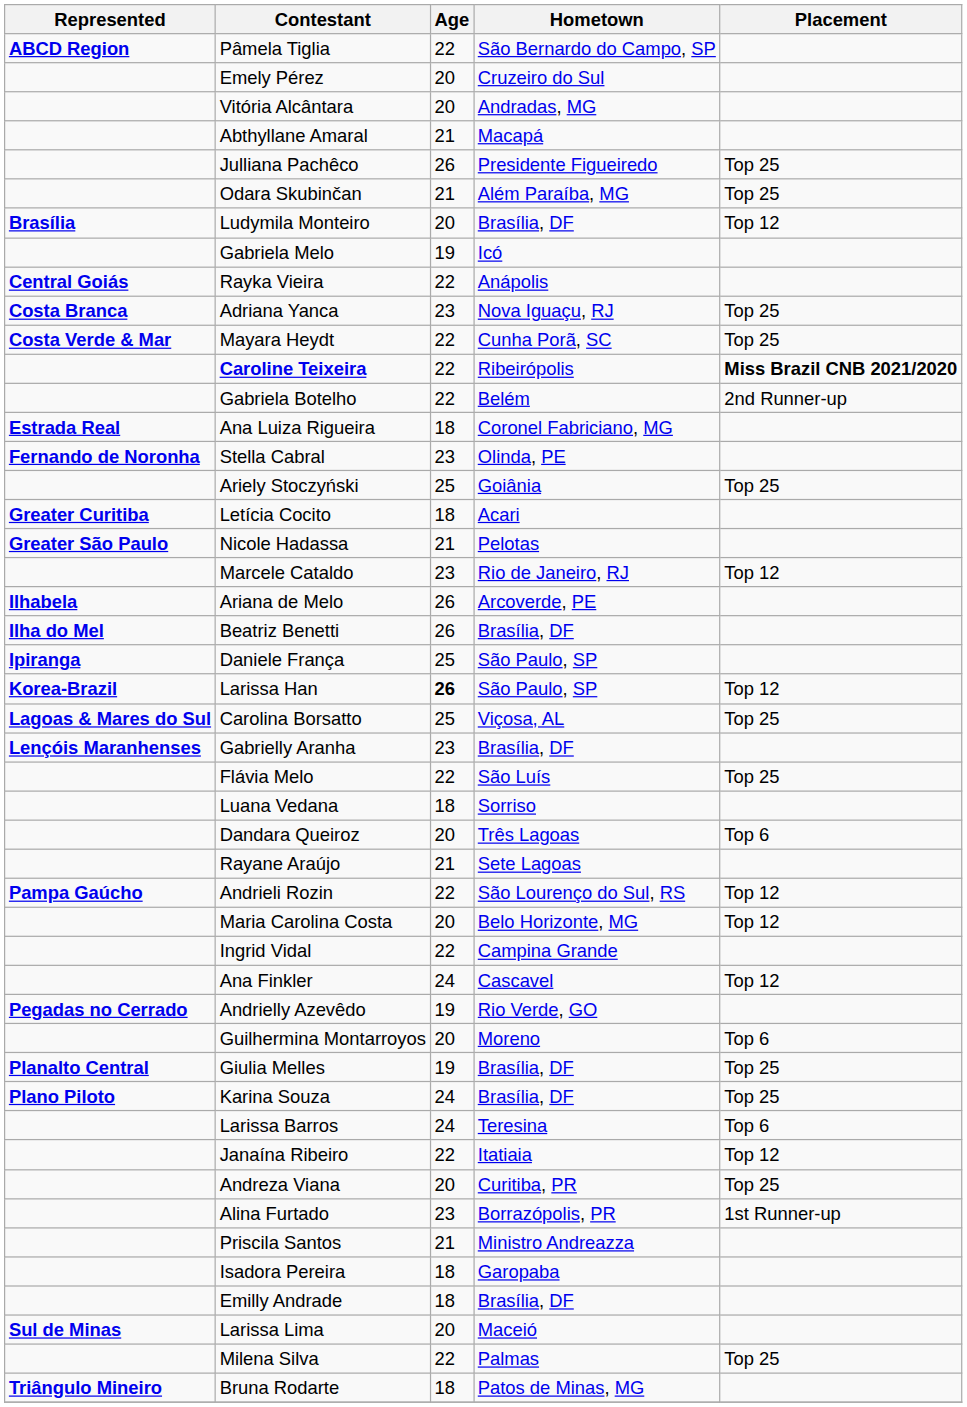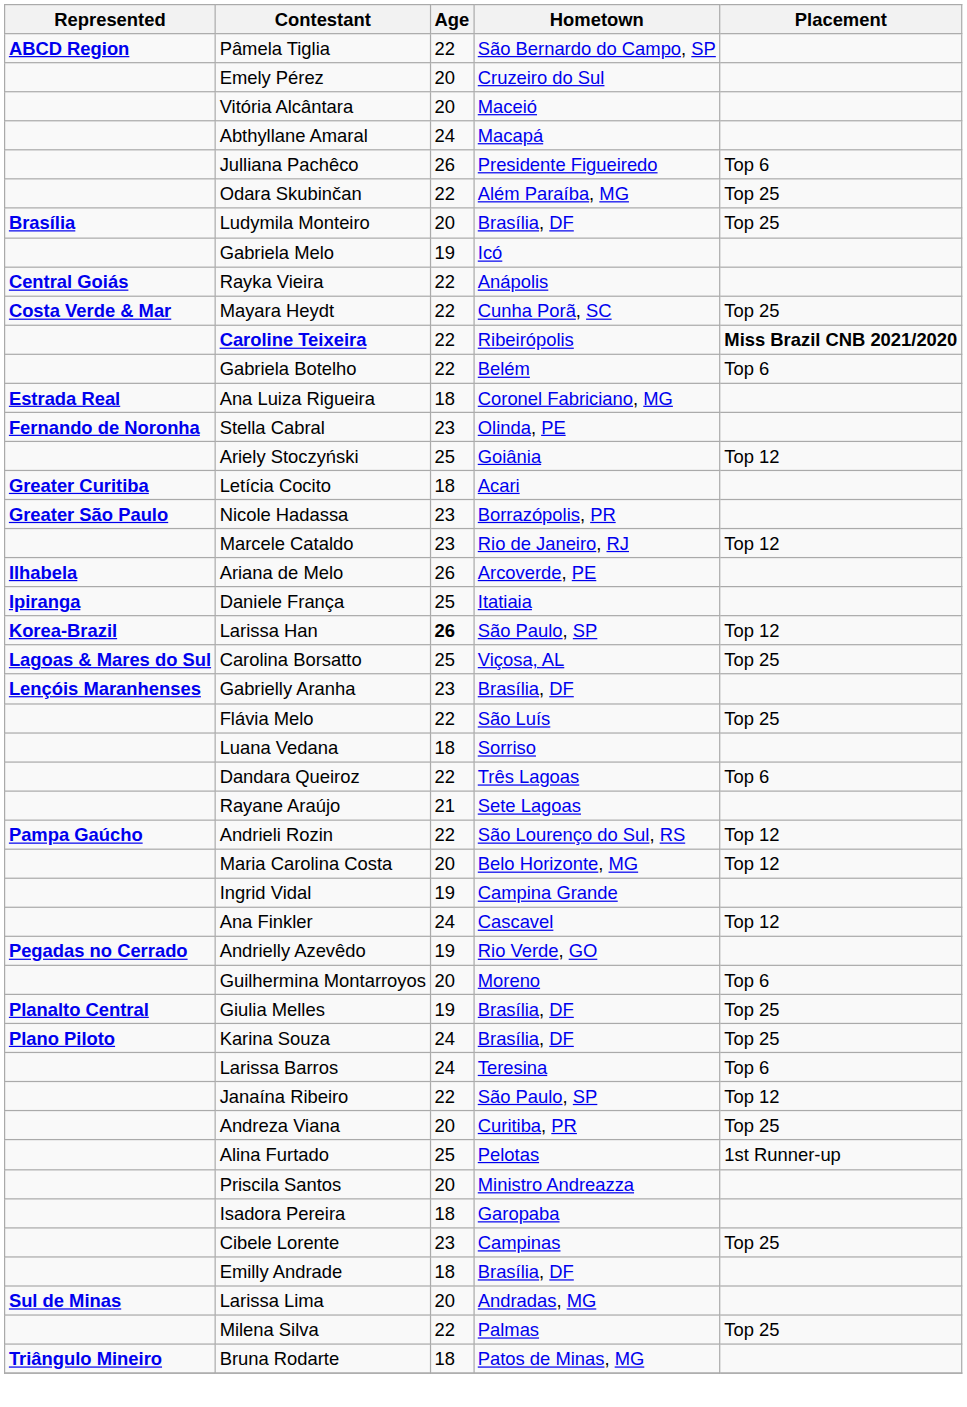(537, 107) Andradas, MG -> (507, 107) Maceió
(445, 136) 21 -> (445, 136) 24
(752, 165) Top 25 -> (747, 165) Top 6
(445, 194) 21 -> (445, 194) 22
(752, 223) Top 12 -> (752, 223) Top 25
- row: (279, 311)
(786, 398) 2nd Runner-up -> (747, 369) Top 6
(752, 485) Top 25 -> (752, 456) Top 12
(445, 543) 21 -> (445, 514) 23
(508, 543) Pelotas -> (547, 514) Borrazópolis, PR
- row: (279, 631)
(538, 660) São Paulo, SP -> (505, 602) Itatiaia
(445, 835) 20 -> (445, 776) 22
(445, 951) 22 -> (445, 893) 19
(505, 1155) Itatiaia -> (538, 1097) São Paulo, SP
(445, 1213) 23 -> (445, 1155) 25
(547, 1213) Borrazópolis, PR -> (508, 1155) Pelotas
(445, 1242) 21 -> (445, 1184) 20
+ row: (279, 1242)
(507, 1330) Maceió -> (537, 1300) Andradas, MG
